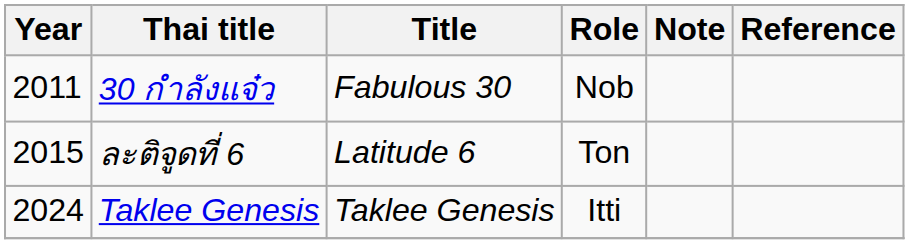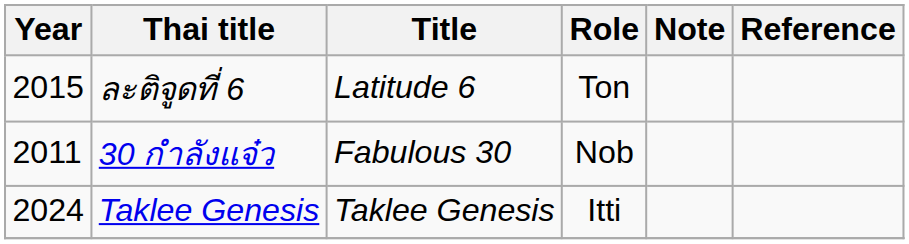rows swapped: (186, 89) <-> (171, 154)
